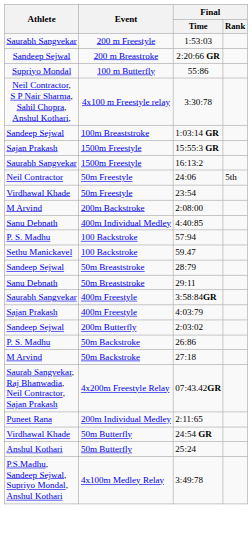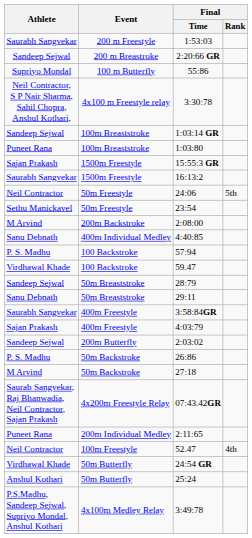+ row: (189, 148)
(38, 193) Virdhawal Khade -> (39, 208) Sethu Manickavel
(39, 253) Sethu Manickavel -> (38, 268) Virdhawal Khade
+ row: (186, 449)
